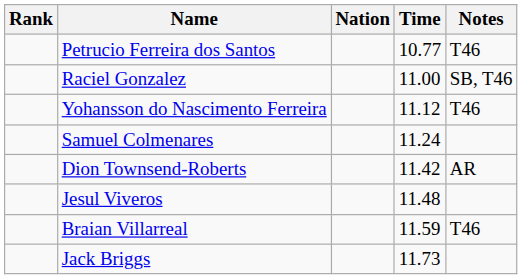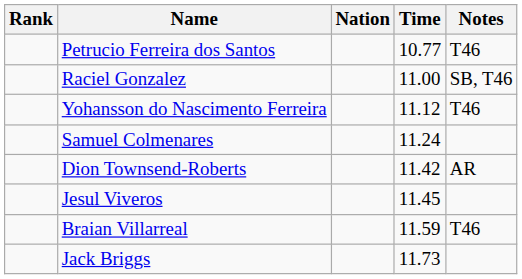(420, 199) 11.48 -> (420, 199) 11.45
